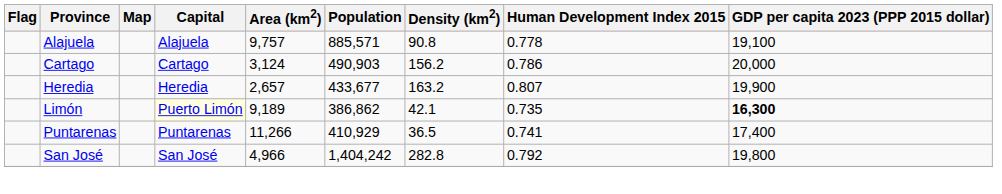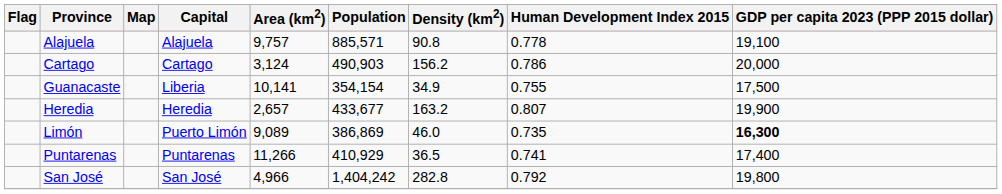+ row: (82, 87)
(200, 109) lightyellow background -> (204, 132) no background
(267, 109) 9,189 -> (271, 132) 9,089
(354, 109) 386,862 -> (358, 132) 386,869
(422, 109) 42.1 -> (426, 132) 46.0
